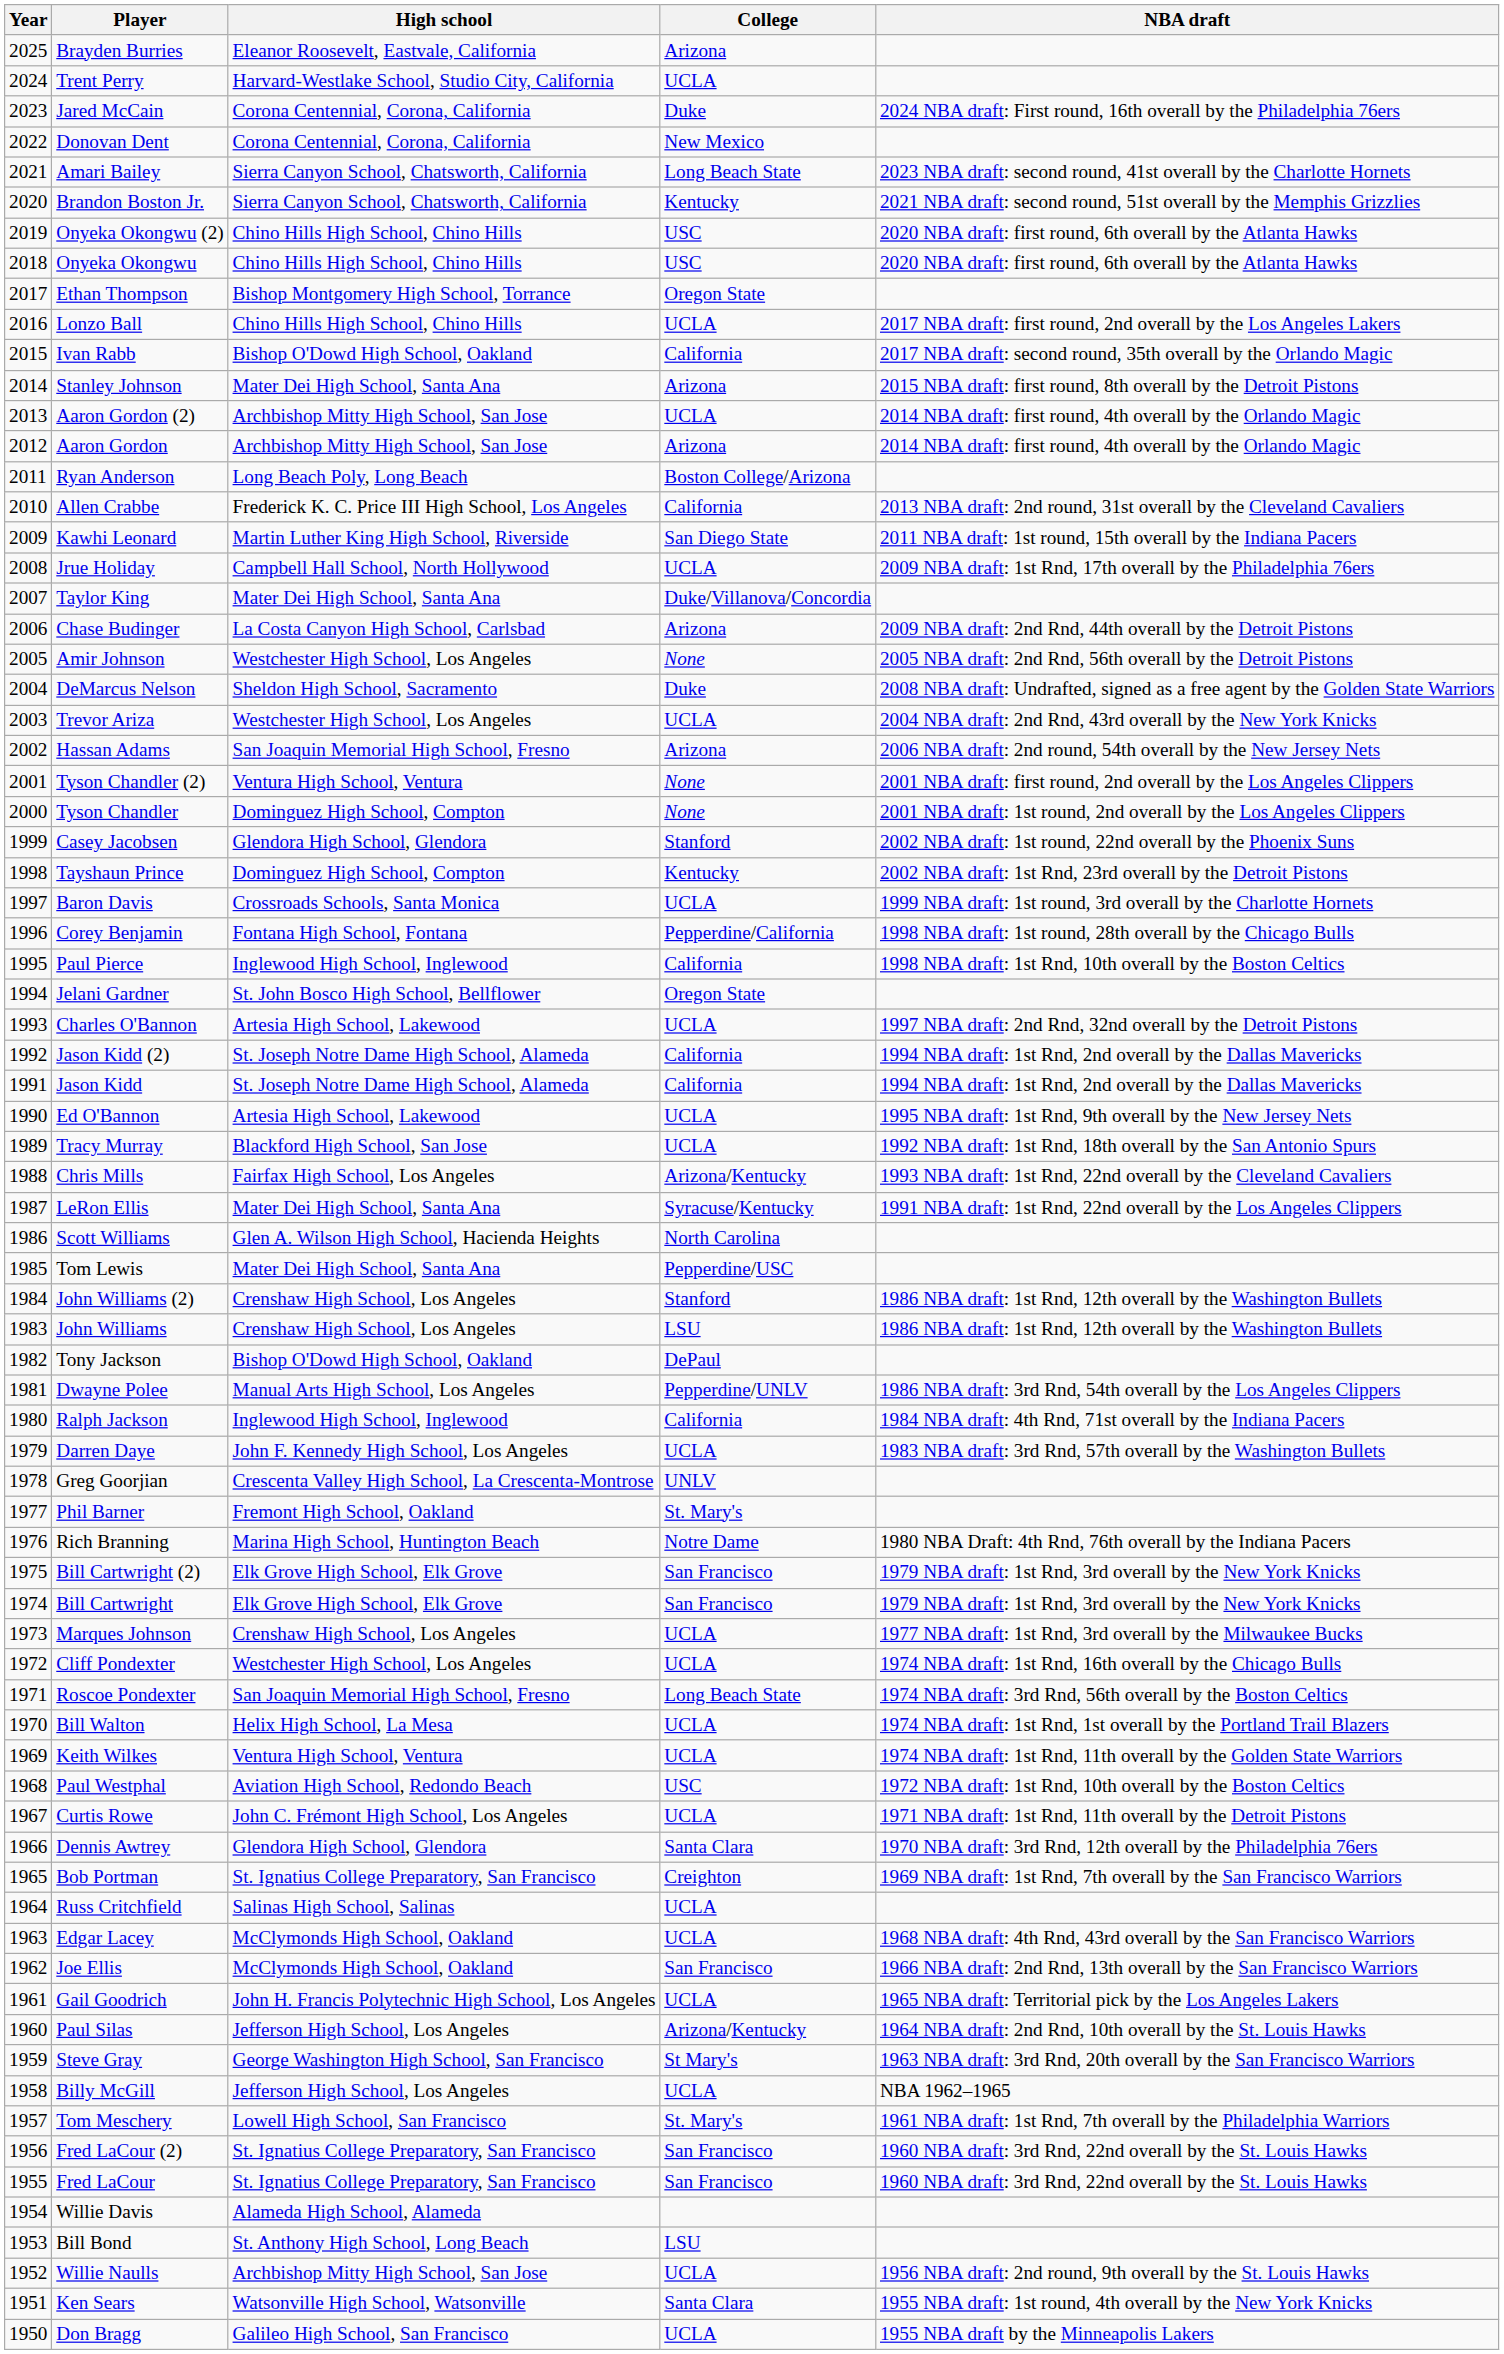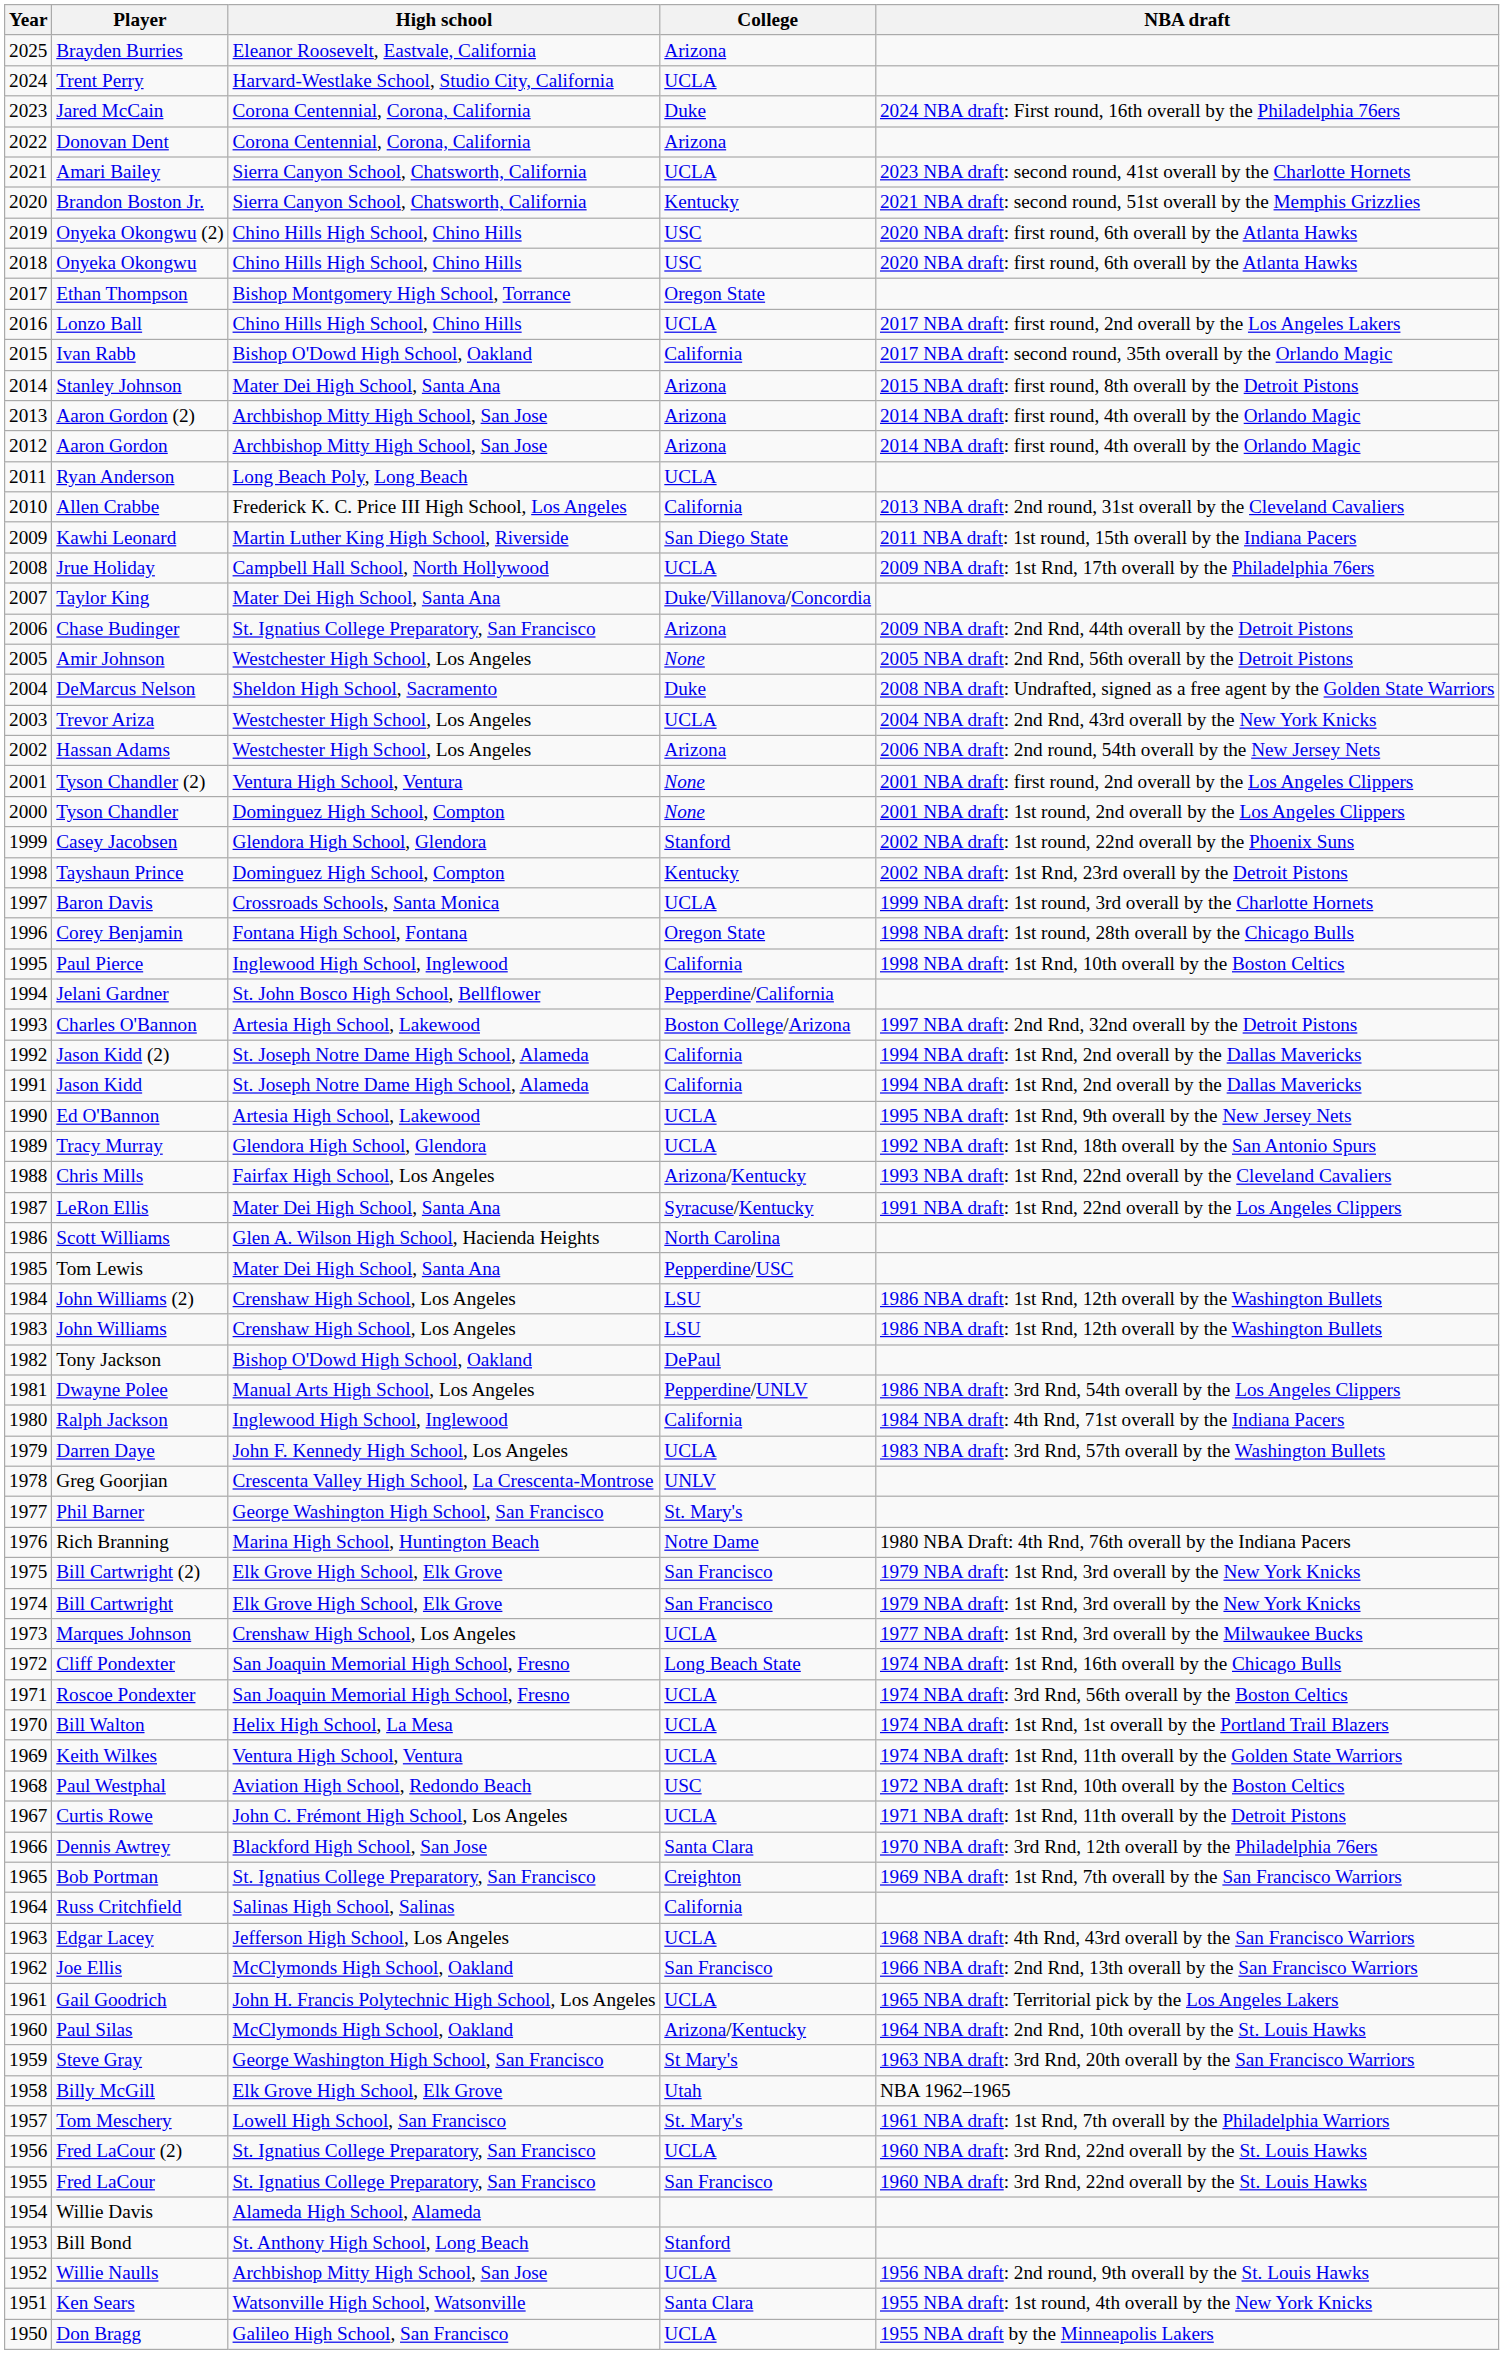(714, 141) New Mexico -> (695, 141) Arizona
(733, 171) Long Beach State -> (690, 171) UCLA
(690, 415) UCLA -> (695, 415) Arizona
(757, 476) Boston College/Arizona -> (690, 476) UCLA
(389, 628) La Costa Canyon High School, Carlsbad -> (414, 628) St. Ignatius College Preparatory, San Francisco
(401, 750) San Joaquin Memorial High School, Fresno -> (382, 750) Westchester High School, Los Angeles
(749, 933) Pepperdine/California -> (715, 933) Oregon State
(715, 994) Oregon State -> (749, 994) Pepperdine/California
(690, 1024) UCLA -> (757, 1024) Boston College/Arizona
(360, 1146) Blackford High School, San Jose -> (359, 1146) Glendora High School, Glendora
(697, 1298) Stanford -> (682, 1298) LSU
(353, 1511) Fremont High School, Oakland -> (418, 1511) George Washington High School, San Francisco
(382, 1664) Westchester High School, Los Angeles -> (401, 1664) San Joaquin Memorial High School, Fresno
(690, 1664) UCLA -> (733, 1664) Long Beach State
(733, 1694) Long Beach State -> (690, 1694) UCLA
(359, 1846) Glendora High School, Glendora -> (360, 1846) Blackford High School, San Jose
(690, 1907) UCLA -> (703, 1907) California
(373, 1938) McClymonds High School, Oakland -> (371, 1938) Jefferson High School, Los Angeles
(371, 2029) Jefferson High School, Los Angeles -> (373, 2029) McClymonds High School, Oakland
(371, 2090) Jefferson High School, Los Angeles -> (367, 2090) Elk Grove High School, Elk Grove
(690, 2090) UCLA -> (683, 2090) Utah
(718, 2151) San Francisco -> (690, 2151) UCLA
(682, 2242) LSU -> (697, 2242) Stanford
